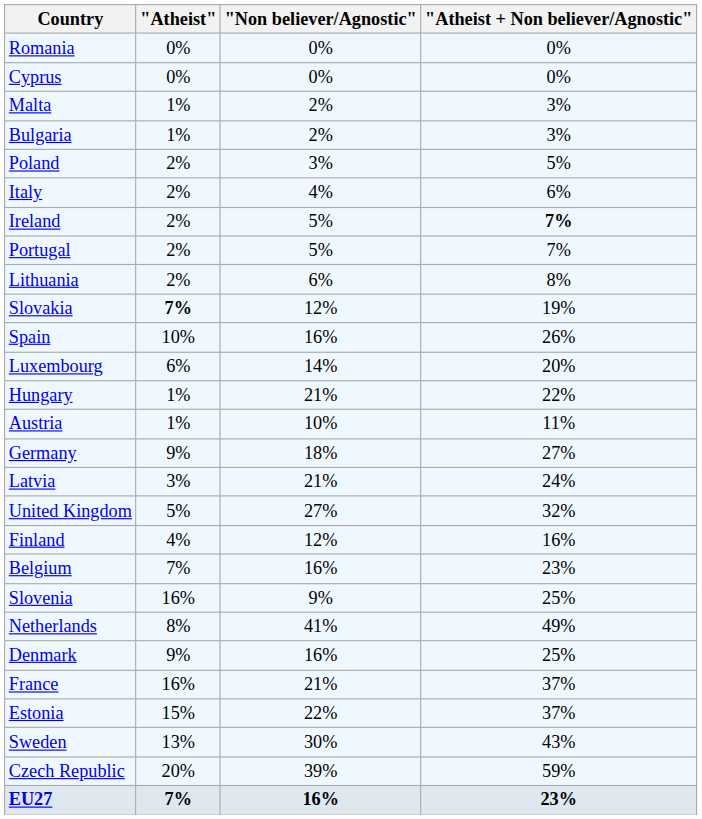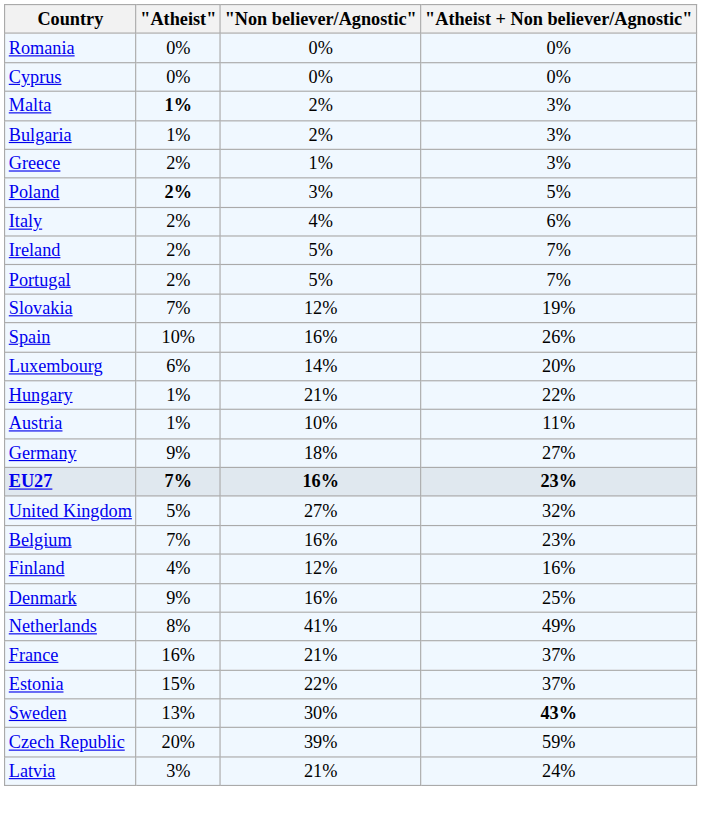(178, 105) normal -> (178, 105) bold
+ row: (35, 163)
(178, 163) normal -> (178, 192) bold
(559, 221) bold -> (559, 250) normal
- row: (44, 279)
(178, 308) bold -> (178, 308) normal
rows swapped: (32, 481) <-> (31, 800)
rows swapped: (40, 568) <-> (37, 539)
- row: (41, 597)
rows swapped: (43, 655) <-> (53, 626)
(559, 742) normal -> (559, 713) bold
